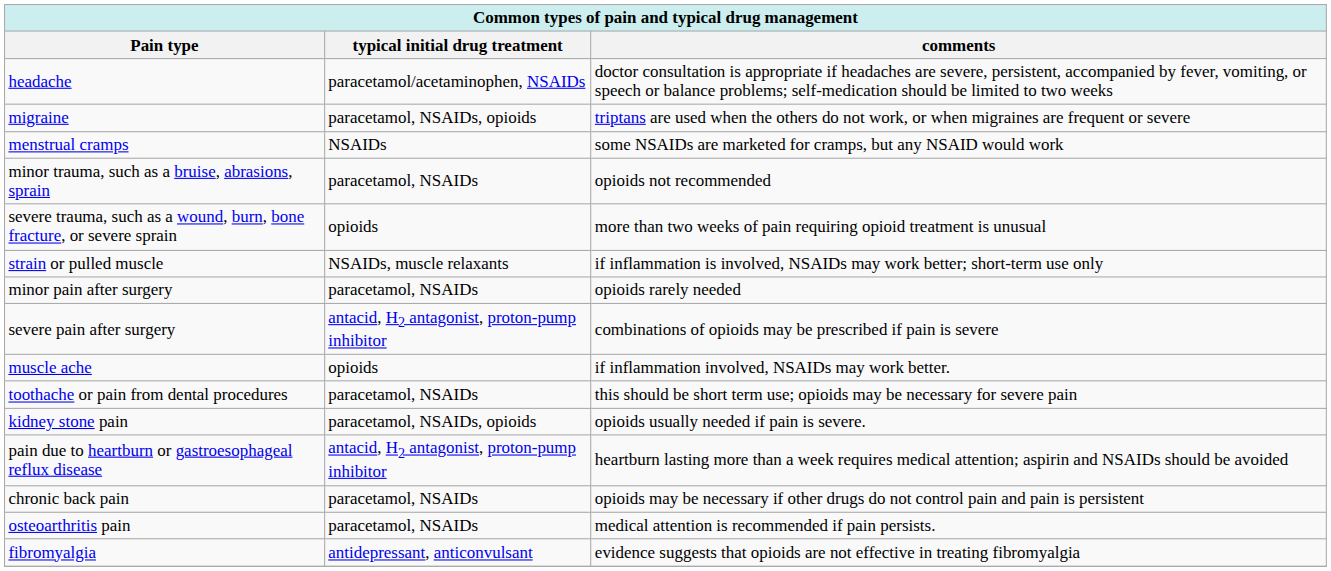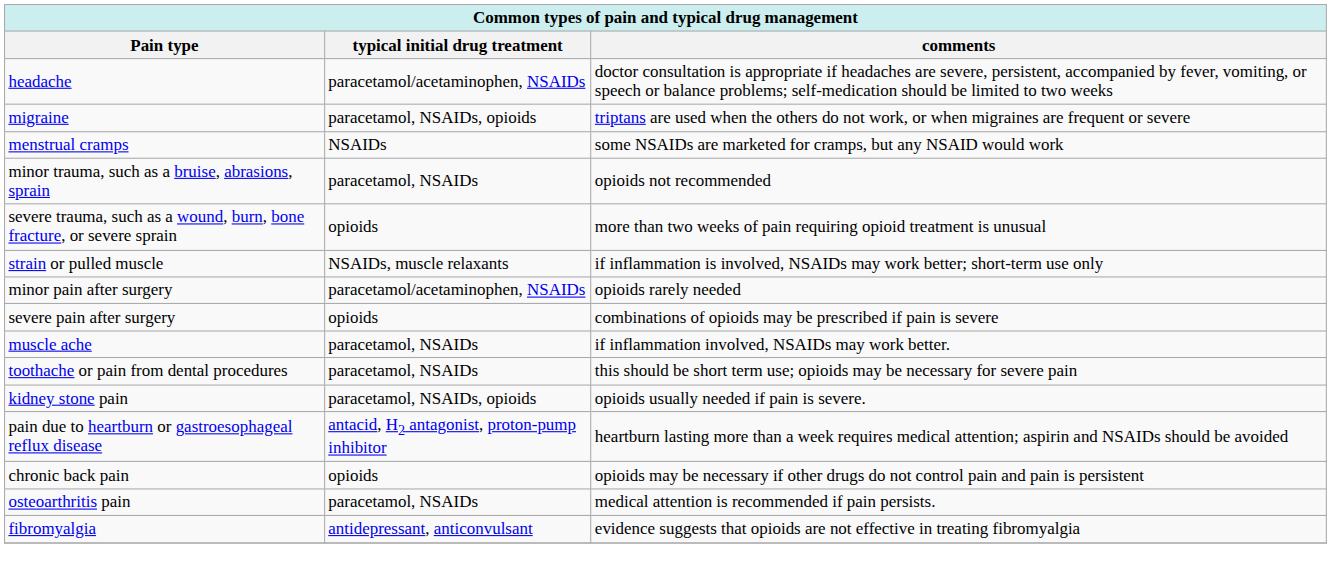(403, 290) paracetamol, NSAIDs -> (457, 290) paracetamol/acetaminophen, NSAIDs
(452, 329) antacid, H2 antagonist, proton-pump inhibitor -> (353, 317) opioids
(353, 367) opioids -> (403, 344) paracetamol, NSAIDs
(403, 498) paracetamol, NSAIDs -> (353, 475) opioids
